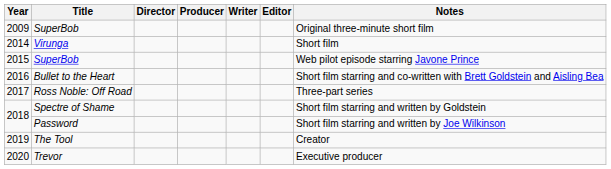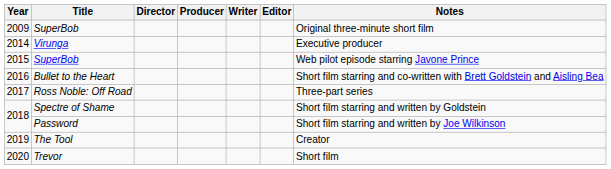(317, 44) Short film -> (339, 44) Executive producer
(339, 156) Executive producer -> (317, 156) Short film
